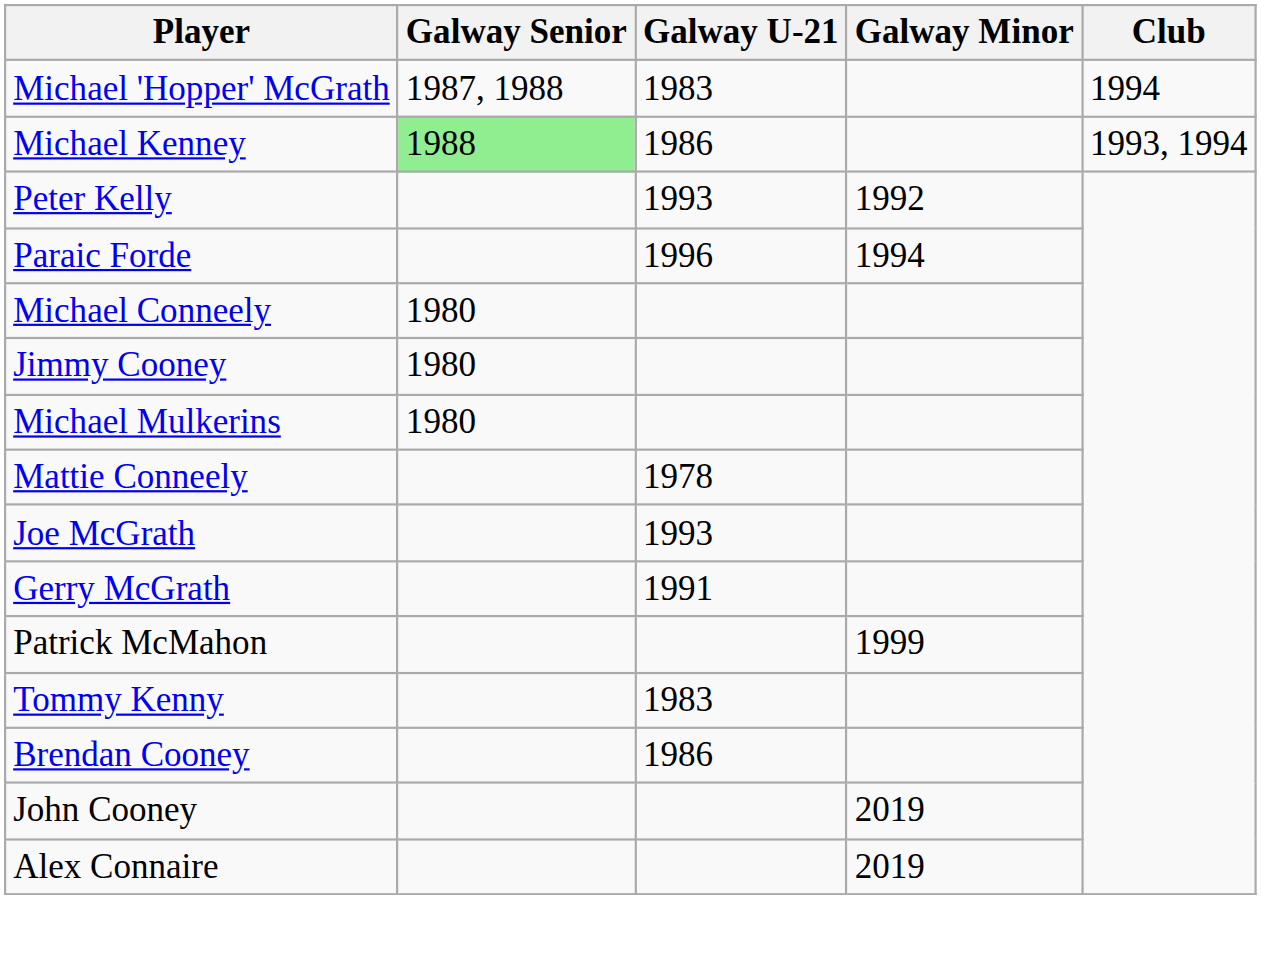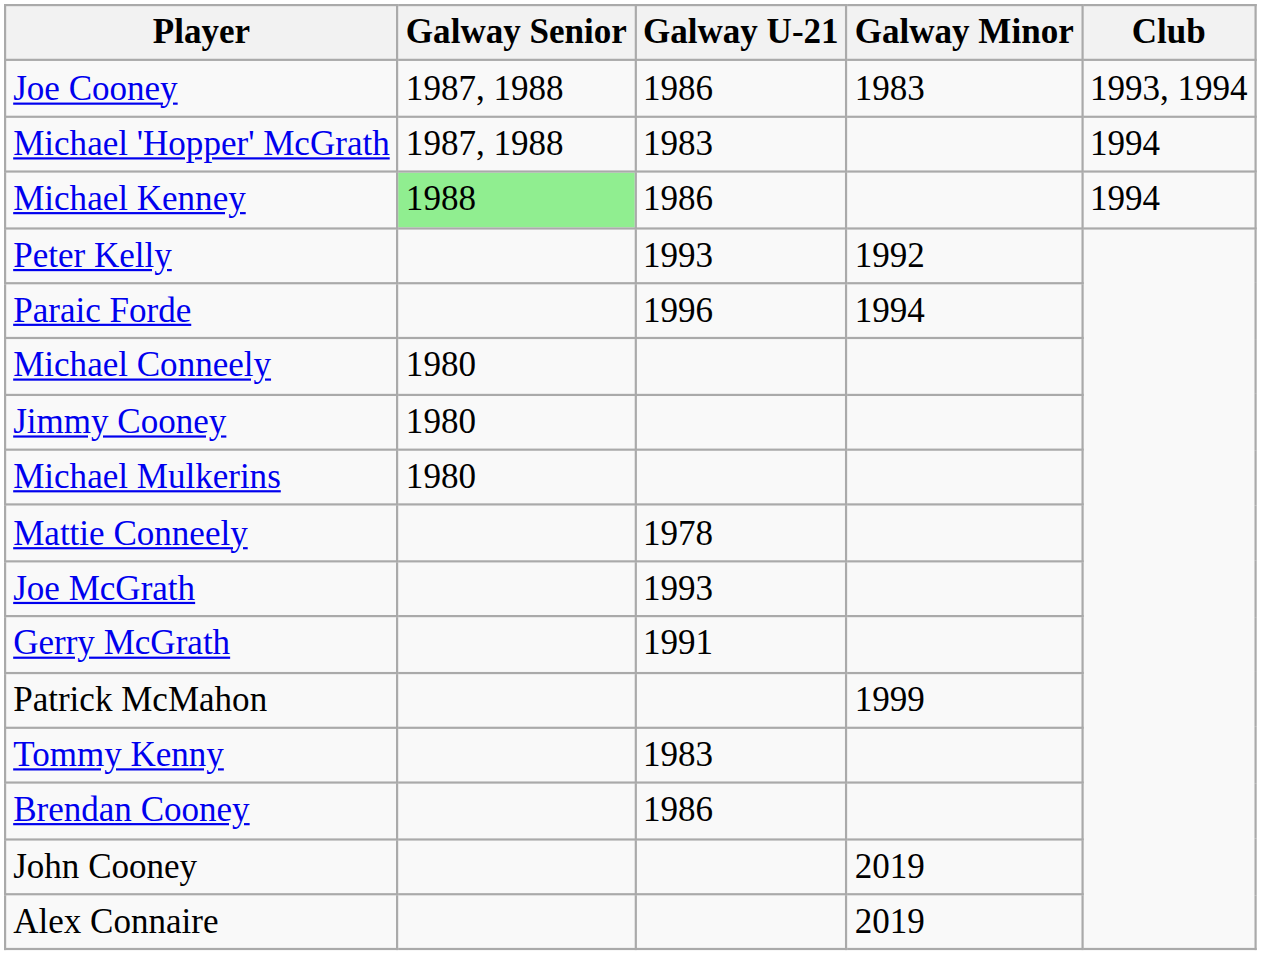+ row: (95, 87)
(1169, 143) 1993, 1994 -> (1125, 198) 1994
